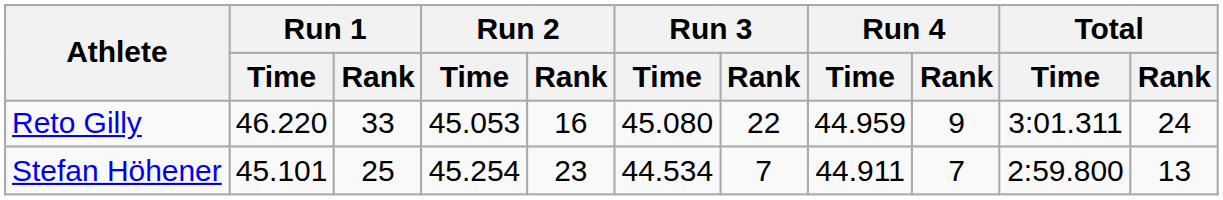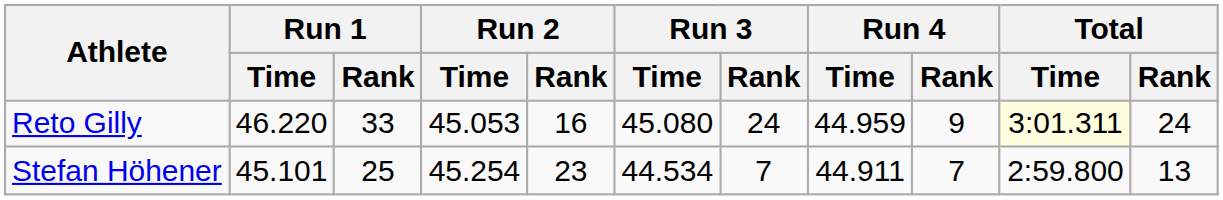(764, 124) 22 -> (764, 124) 24
(1065, 124) no background -> (1065, 124) lightyellow background
